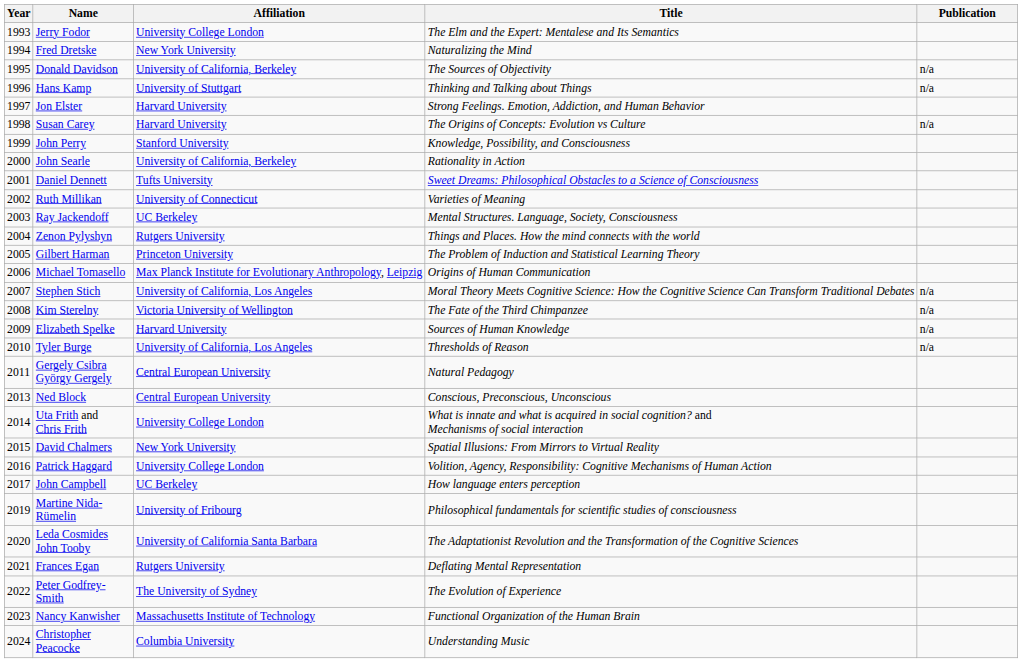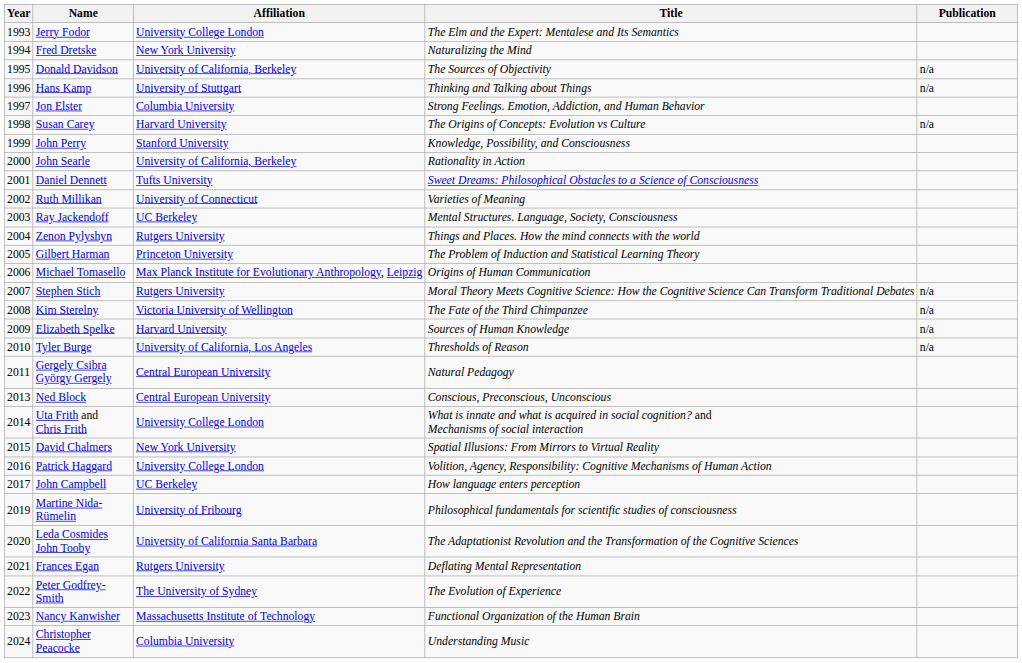(181, 106) Harvard University -> (185, 106) Columbia University
(224, 291) University of California, Los Angeles -> (180, 291) Rutgers University
